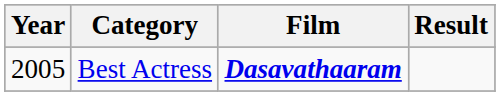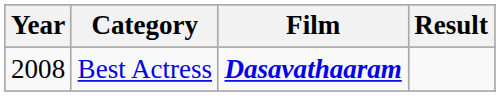(38, 68) 2005 -> (38, 68) 2008
